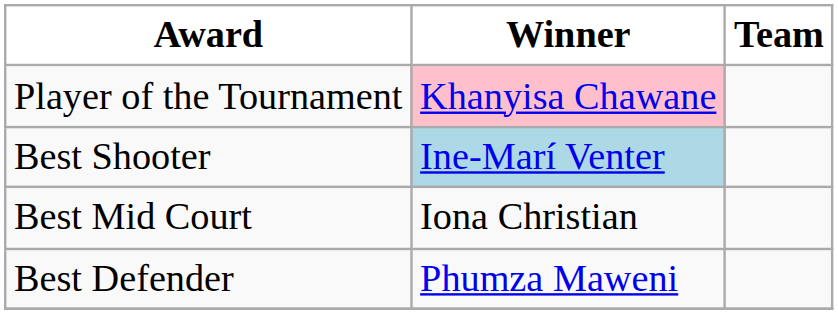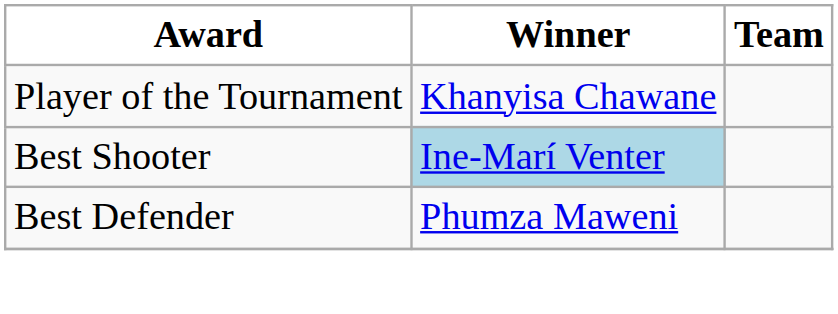(568, 95) pink background -> (568, 95) no background
- row: (133, 216)
